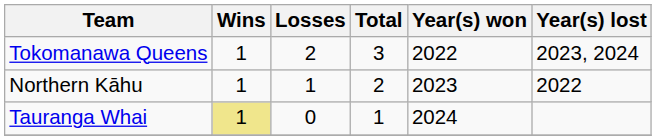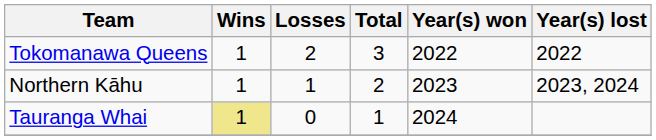(588, 53) 2023, 2024 -> (559, 53) 2022
(559, 85) 2022 -> (588, 85) 2023, 2024
